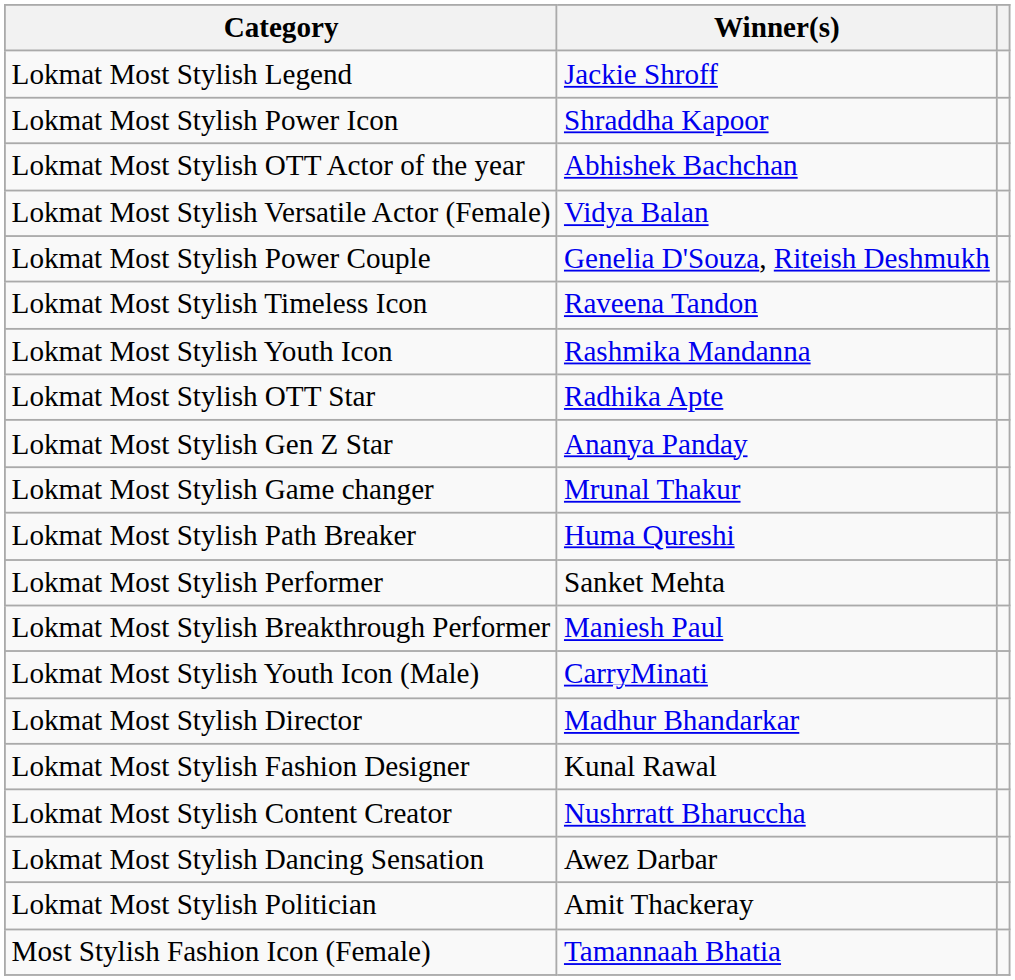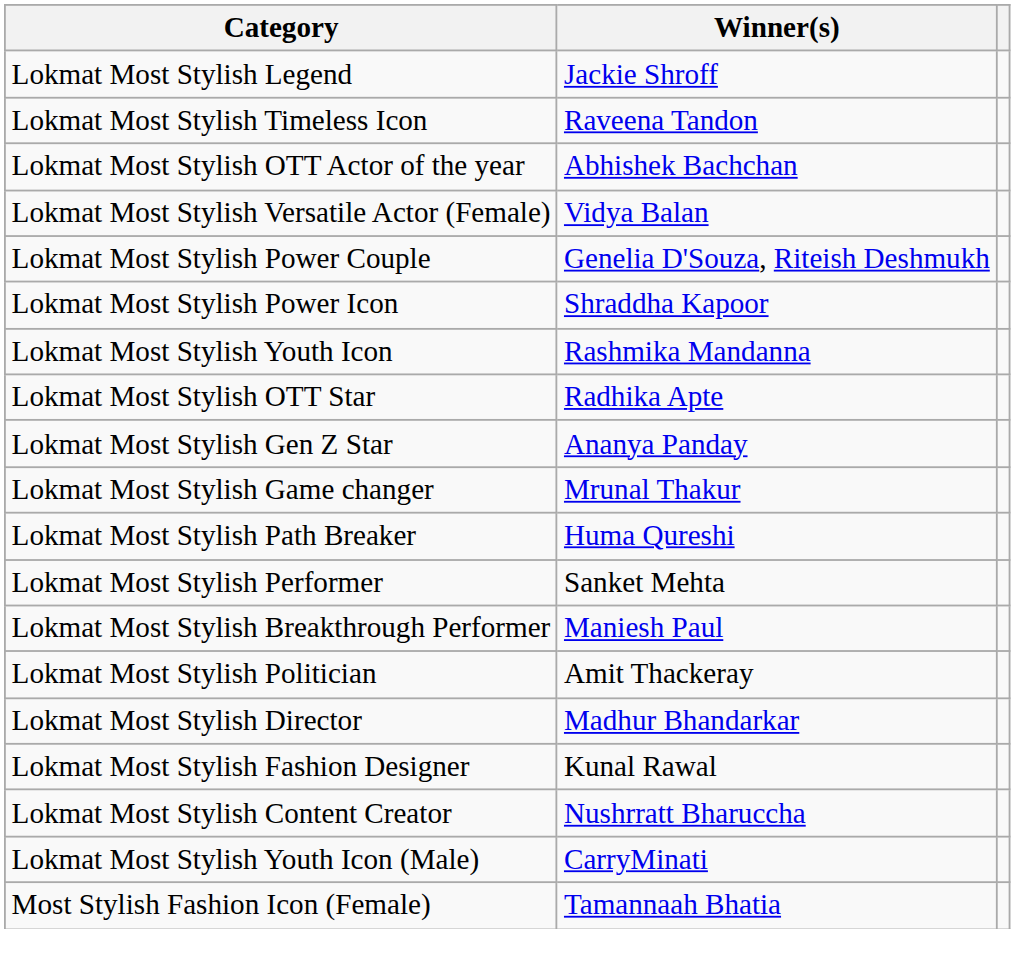rows swapped: (220, 304) <-> (205, 119)
rows swapped: (194, 905) <-> (245, 674)
- row: (248, 858)
